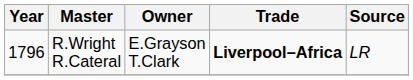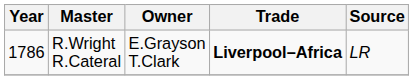(26, 52) 1796 -> (26, 52) 1786
